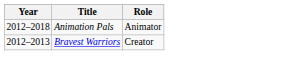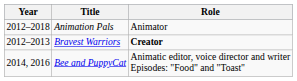(139, 42) normal -> (147, 42) bold
+ row: (90, 63)
